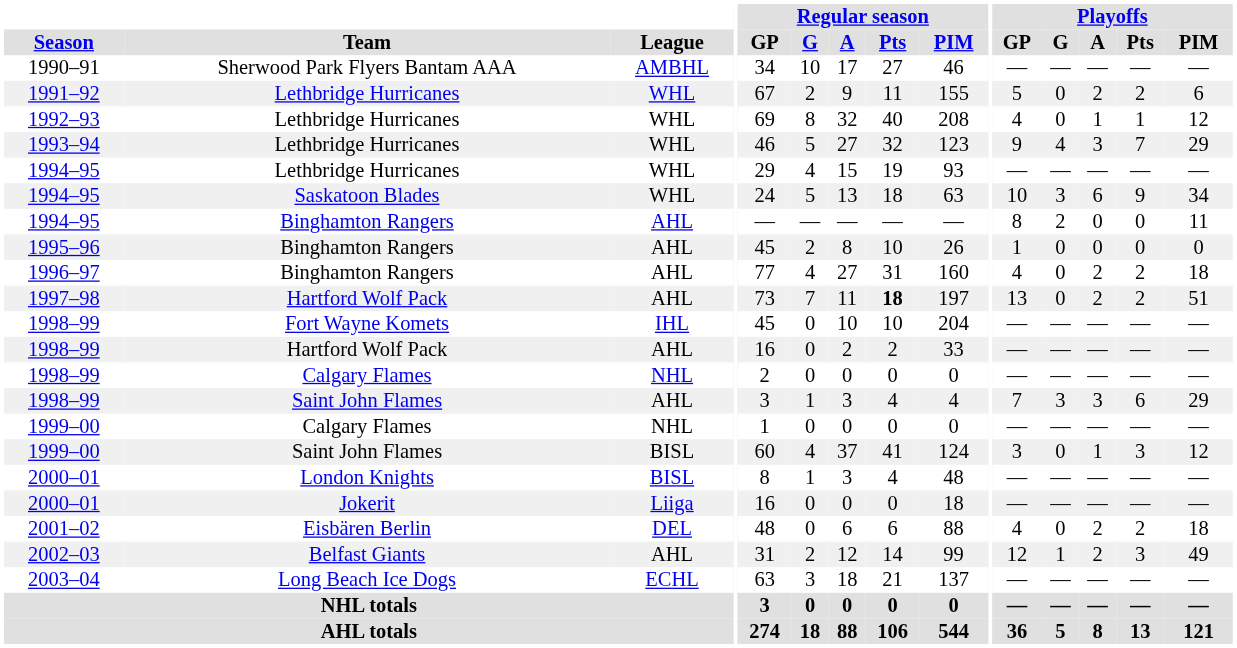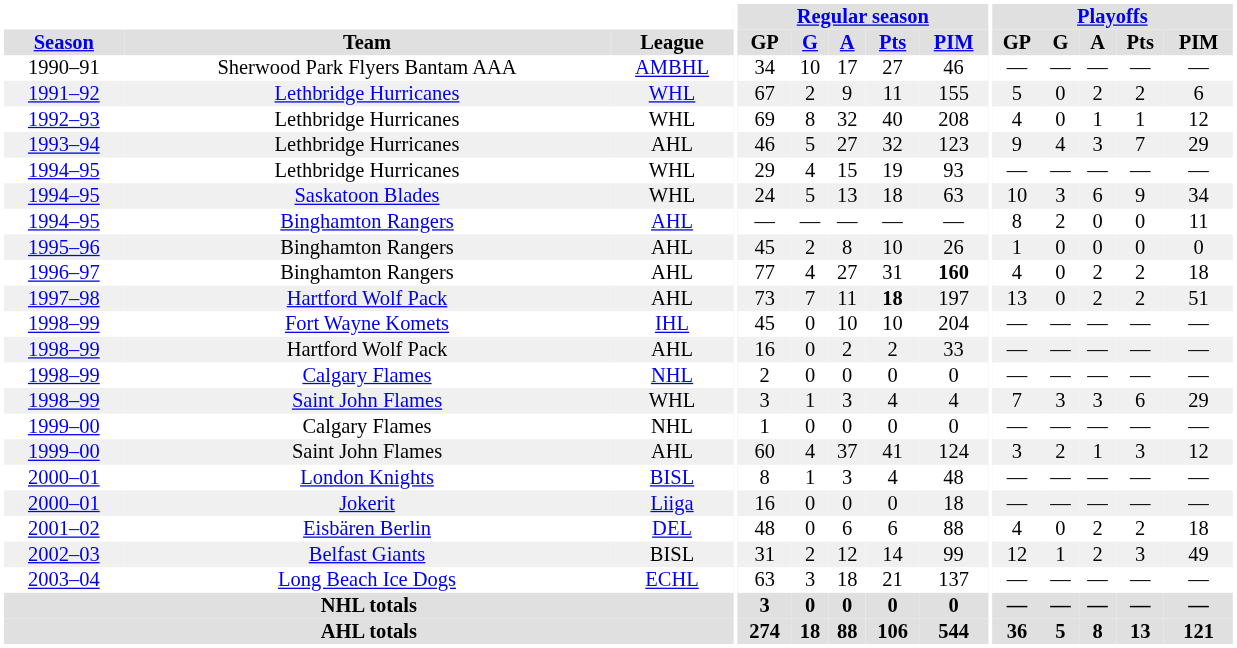(672, 144) WHL -> (672, 144) AHL
(954, 272) normal -> (954, 272) bold
(672, 400) AHL -> (672, 400) WHL
(672, 451) BISL -> (672, 451) AHL
(1060, 451) 0 -> (1060, 451) 2
(672, 554) AHL -> (672, 554) BISL
